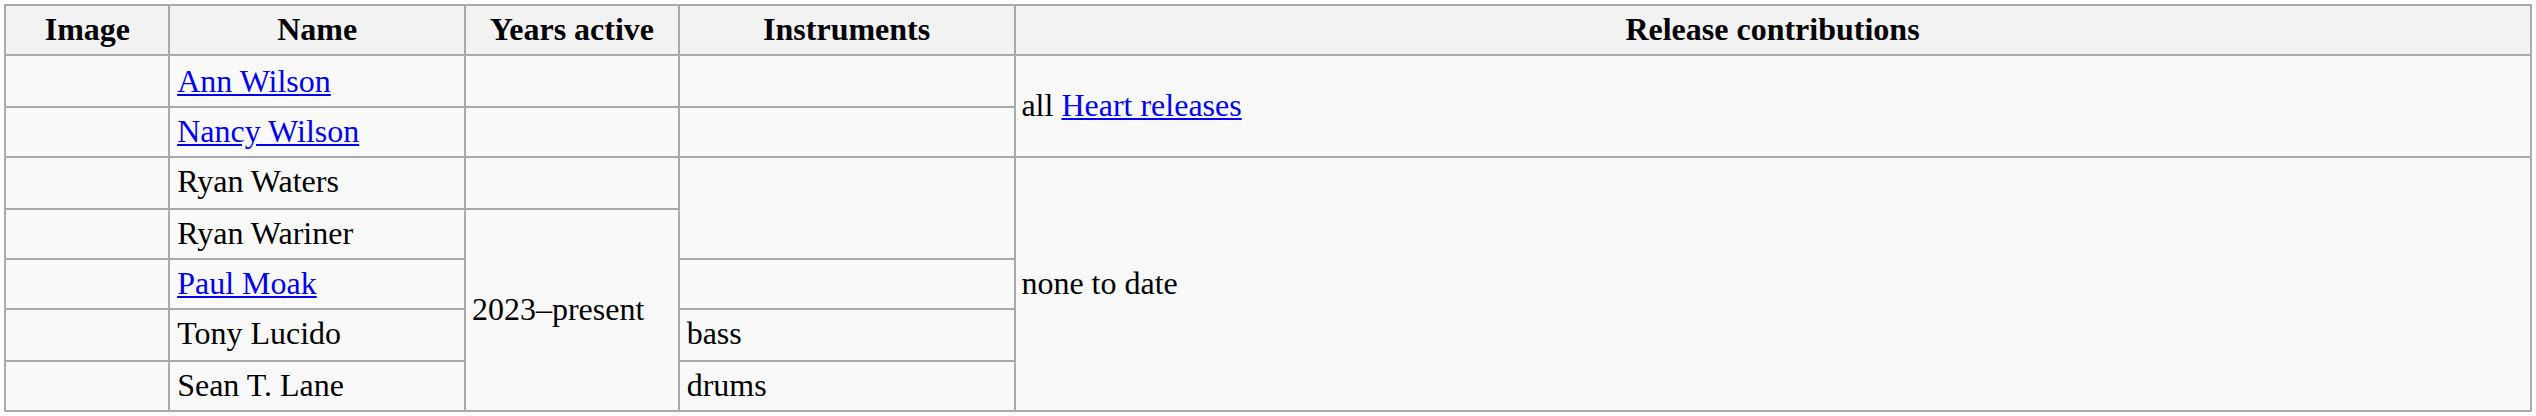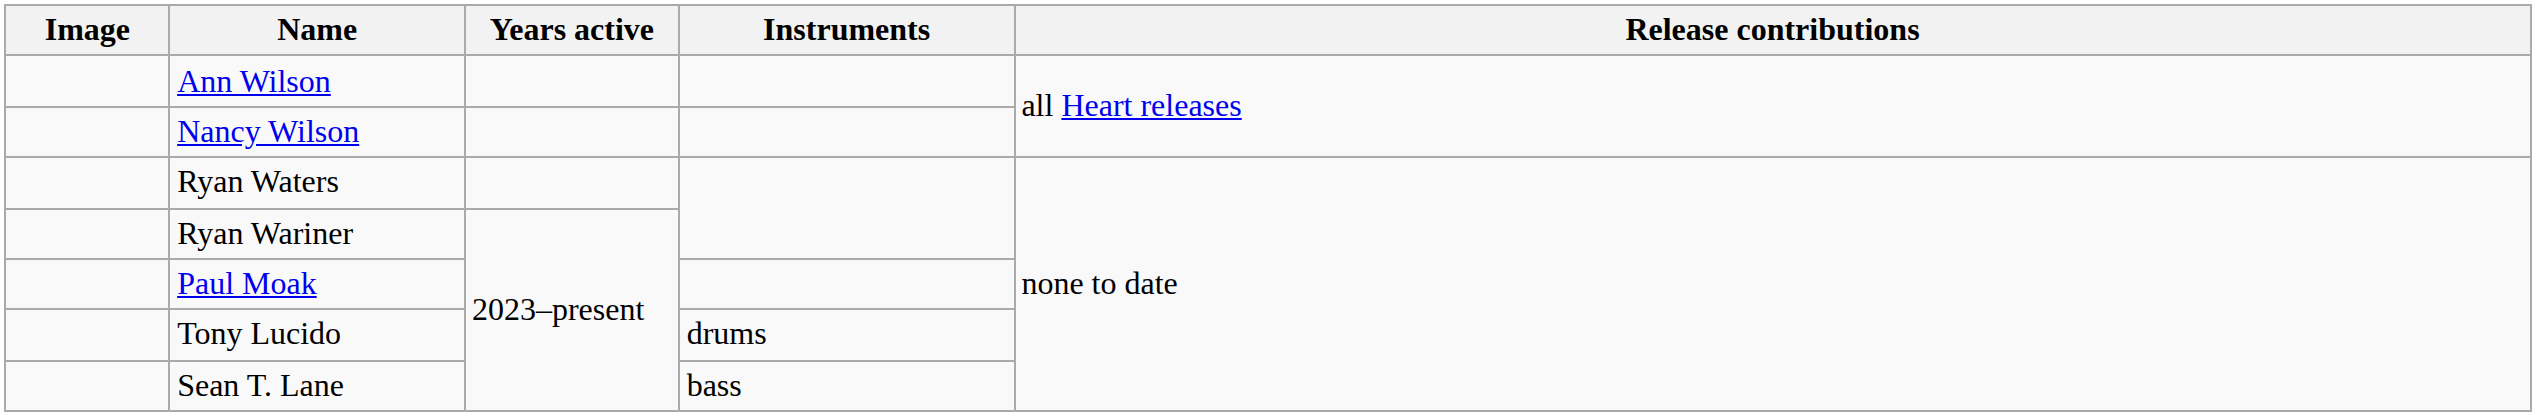(714, 334) bass -> (727, 334) drums
(727, 385) drums -> (714, 385) bass
